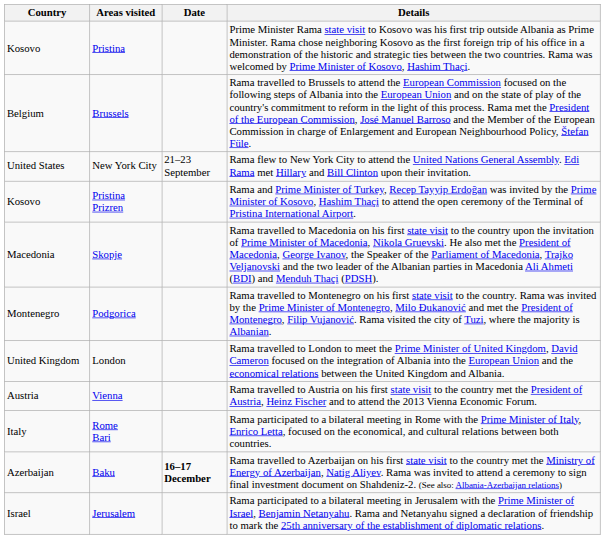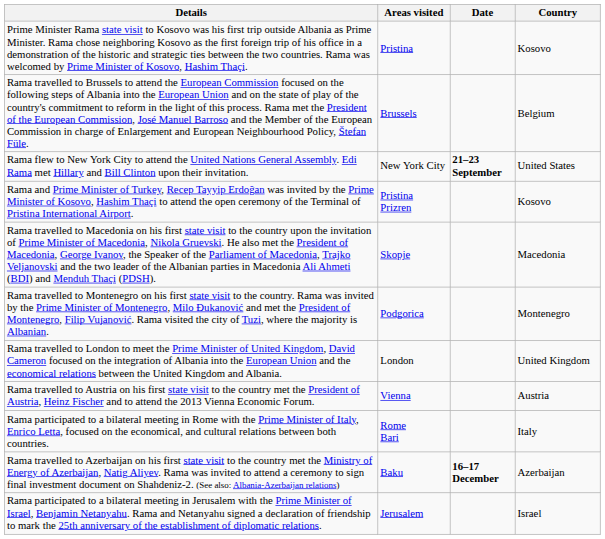columns swapped: (47, 13) <-> (414, 13)
(187, 166) normal -> (477, 166) bold
